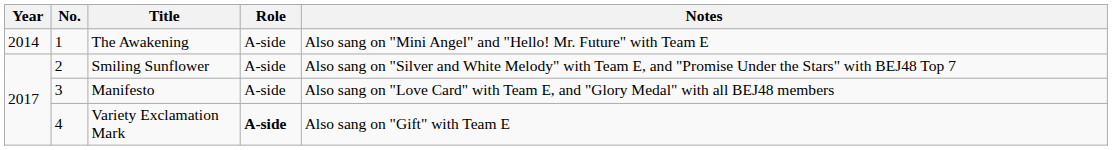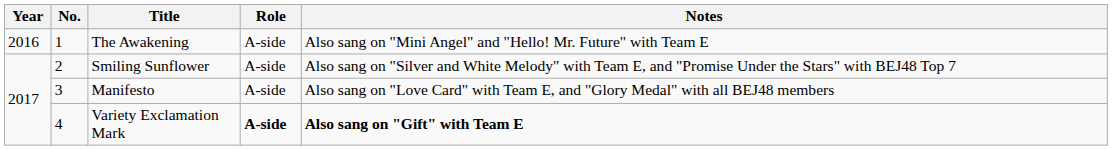(24, 41) 2014 -> (24, 41) 2016
(407, 123) normal -> (414, 123) bold
